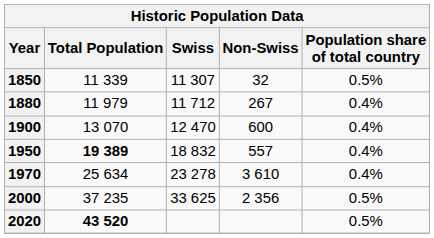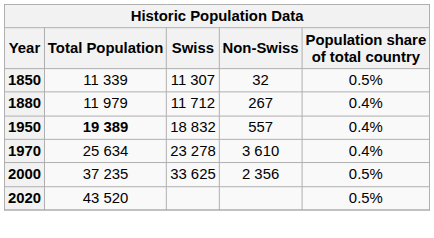- row: (24, 127)
(106, 221) bold -> (106, 198) normal
